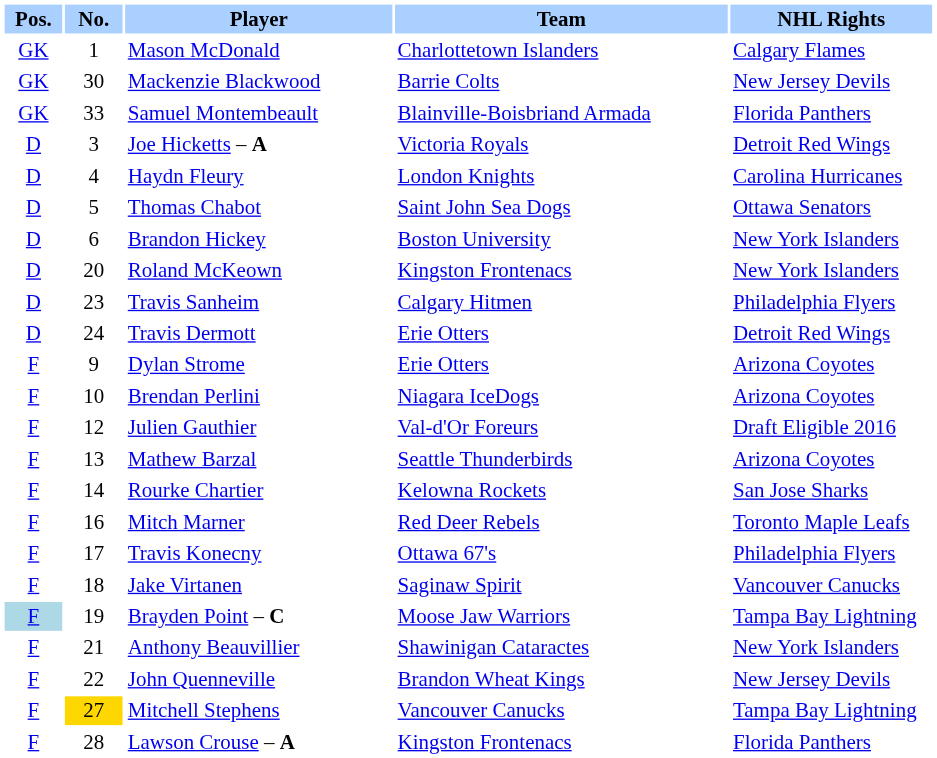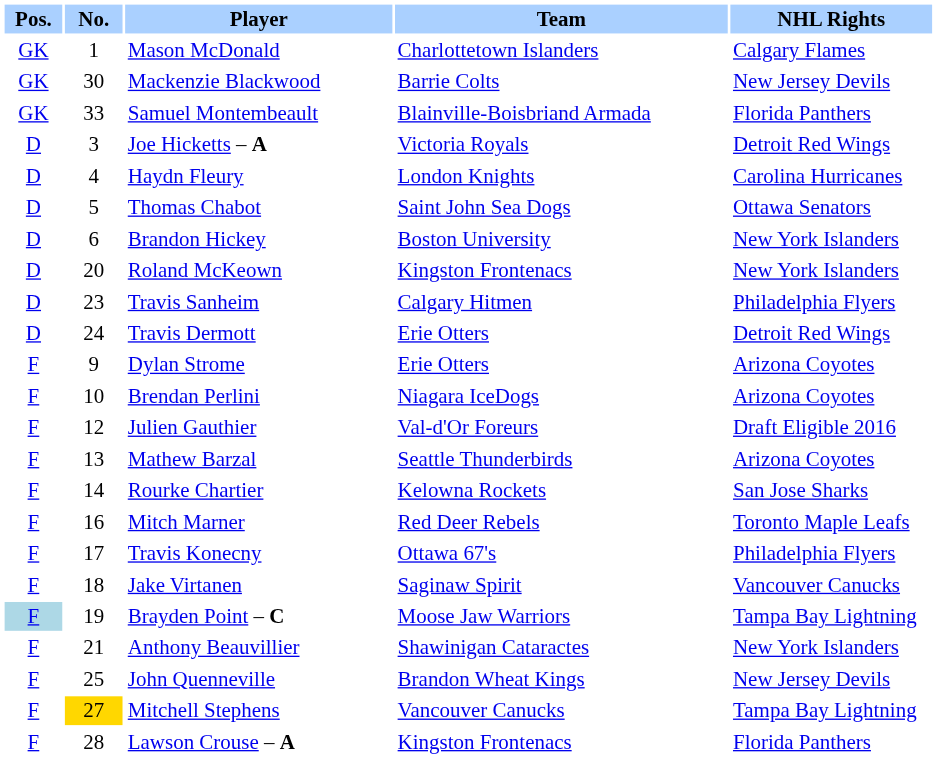(94, 679) 22 -> (94, 679) 25
